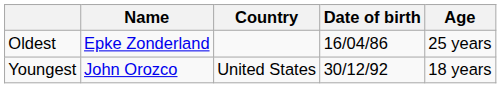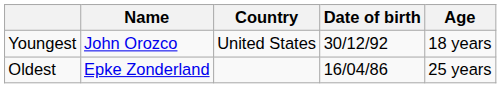rows swapped: (42, 69) <-> (32, 43)
